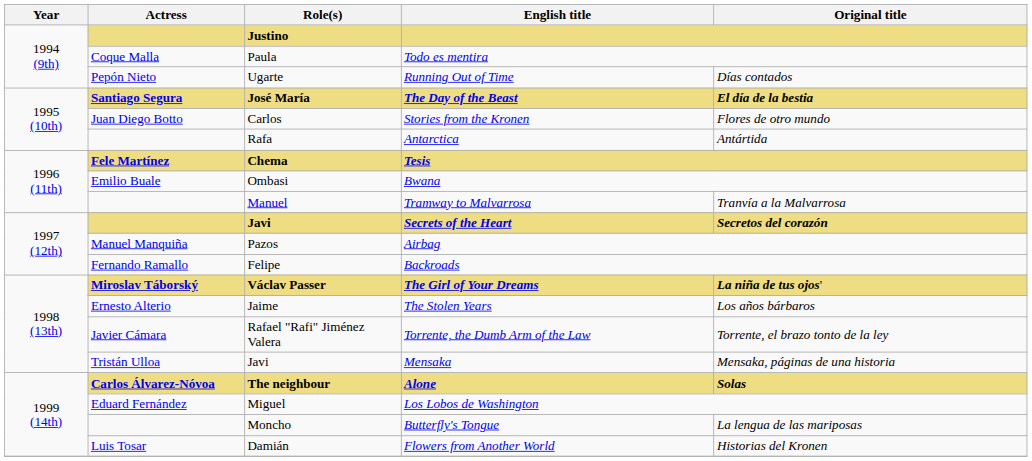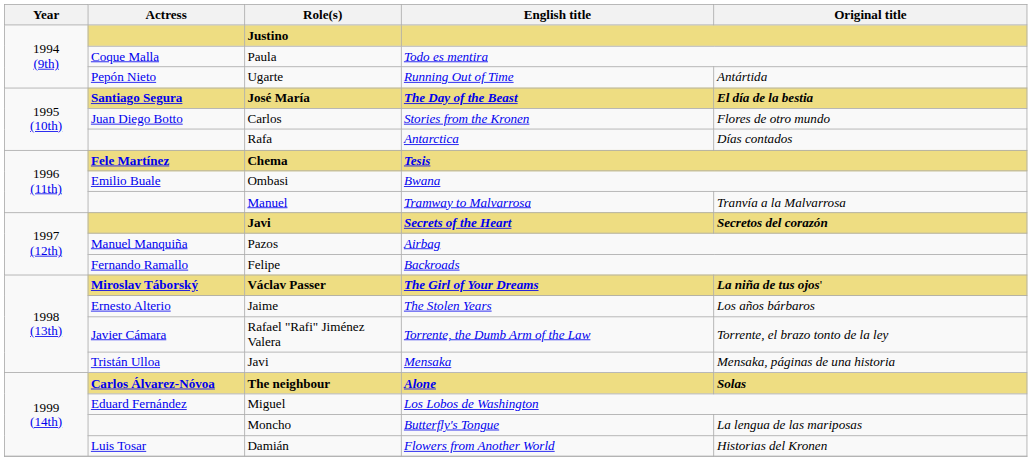(755, 77) Días contados -> (742, 77) Antártida
(742, 139) Antártida -> (755, 139) Días contados
